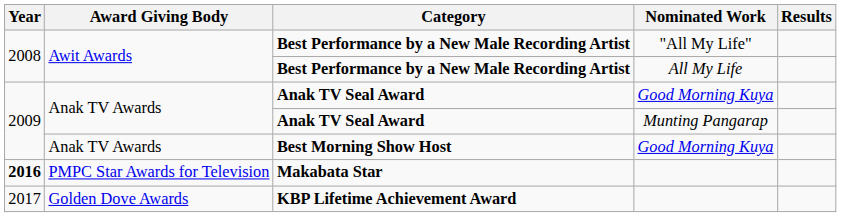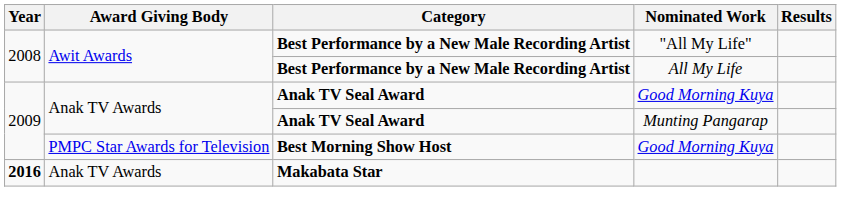(105, 146) Anak TV Awards -> (159, 146) PMPC Star Awards for Television
(159, 172) PMPC Star Awards for Television -> (105, 172) Anak TV Awards
- row: (397, 198)
